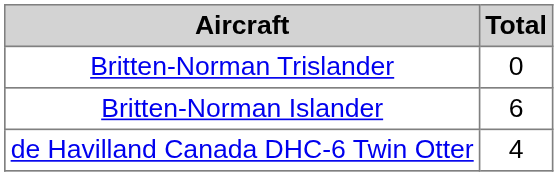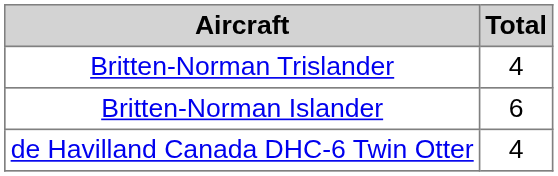(516, 66) 0 -> (516, 66) 4
